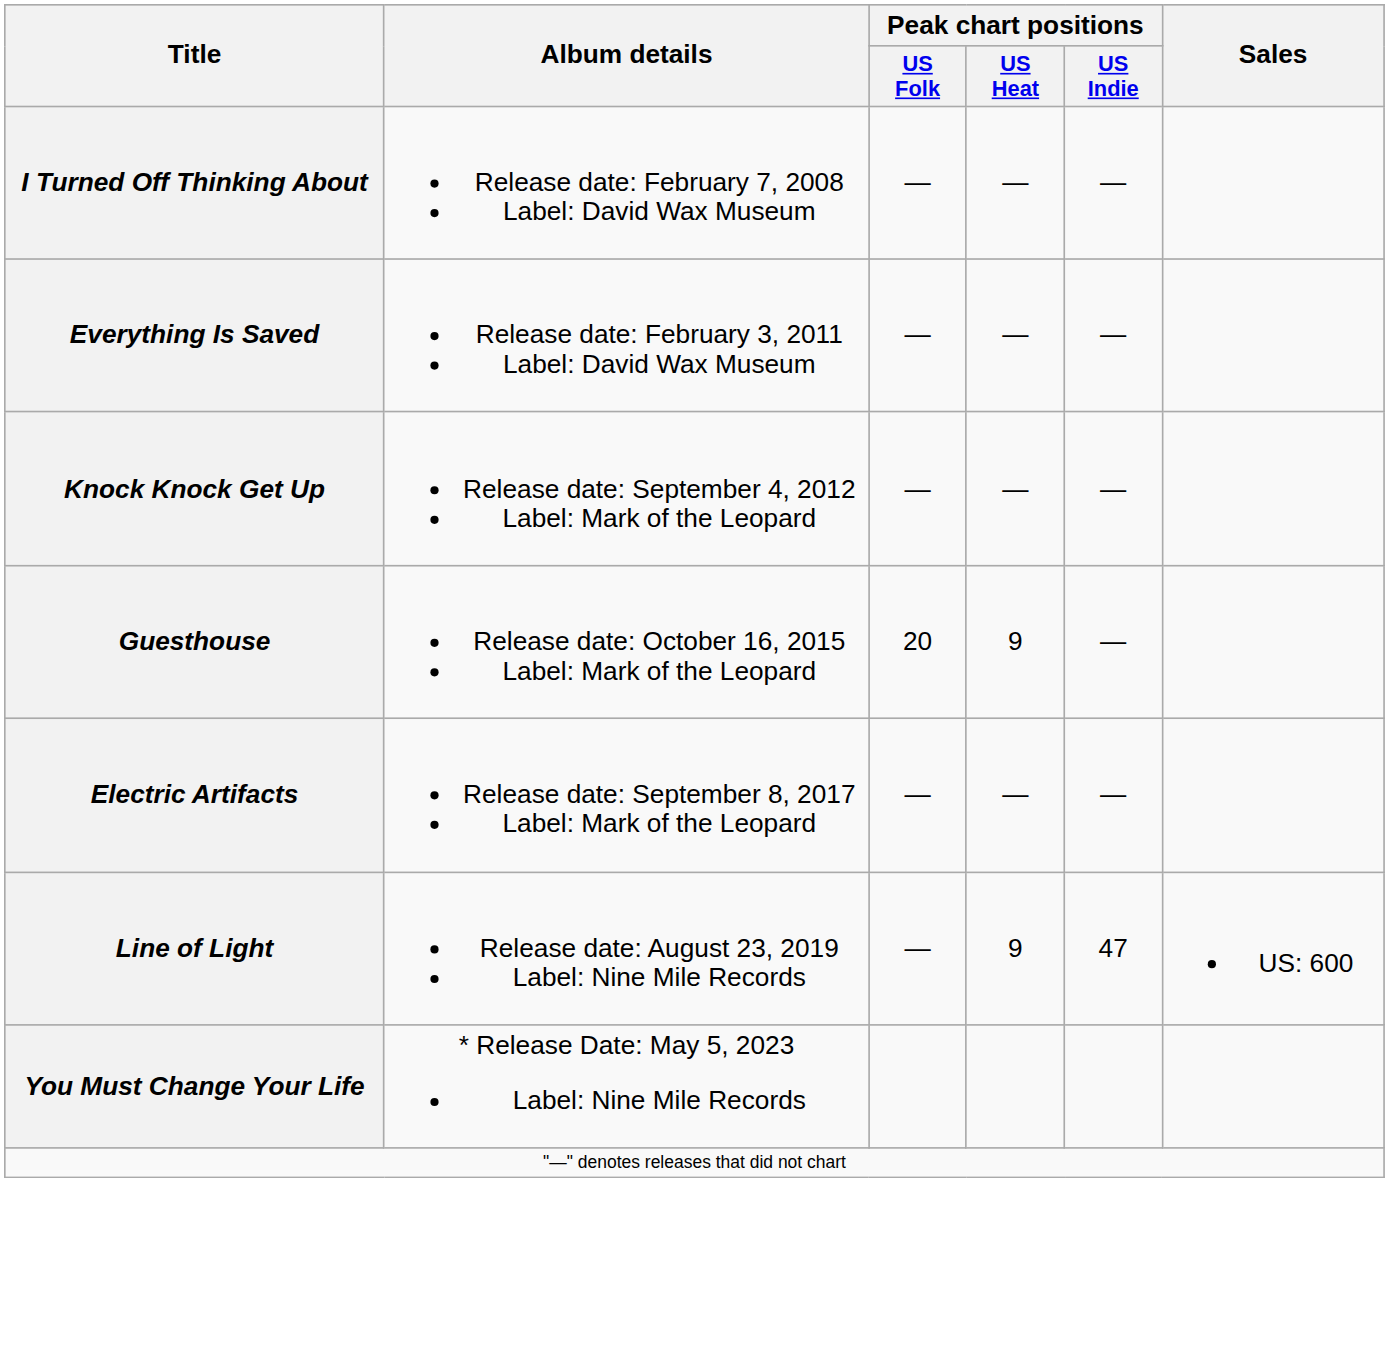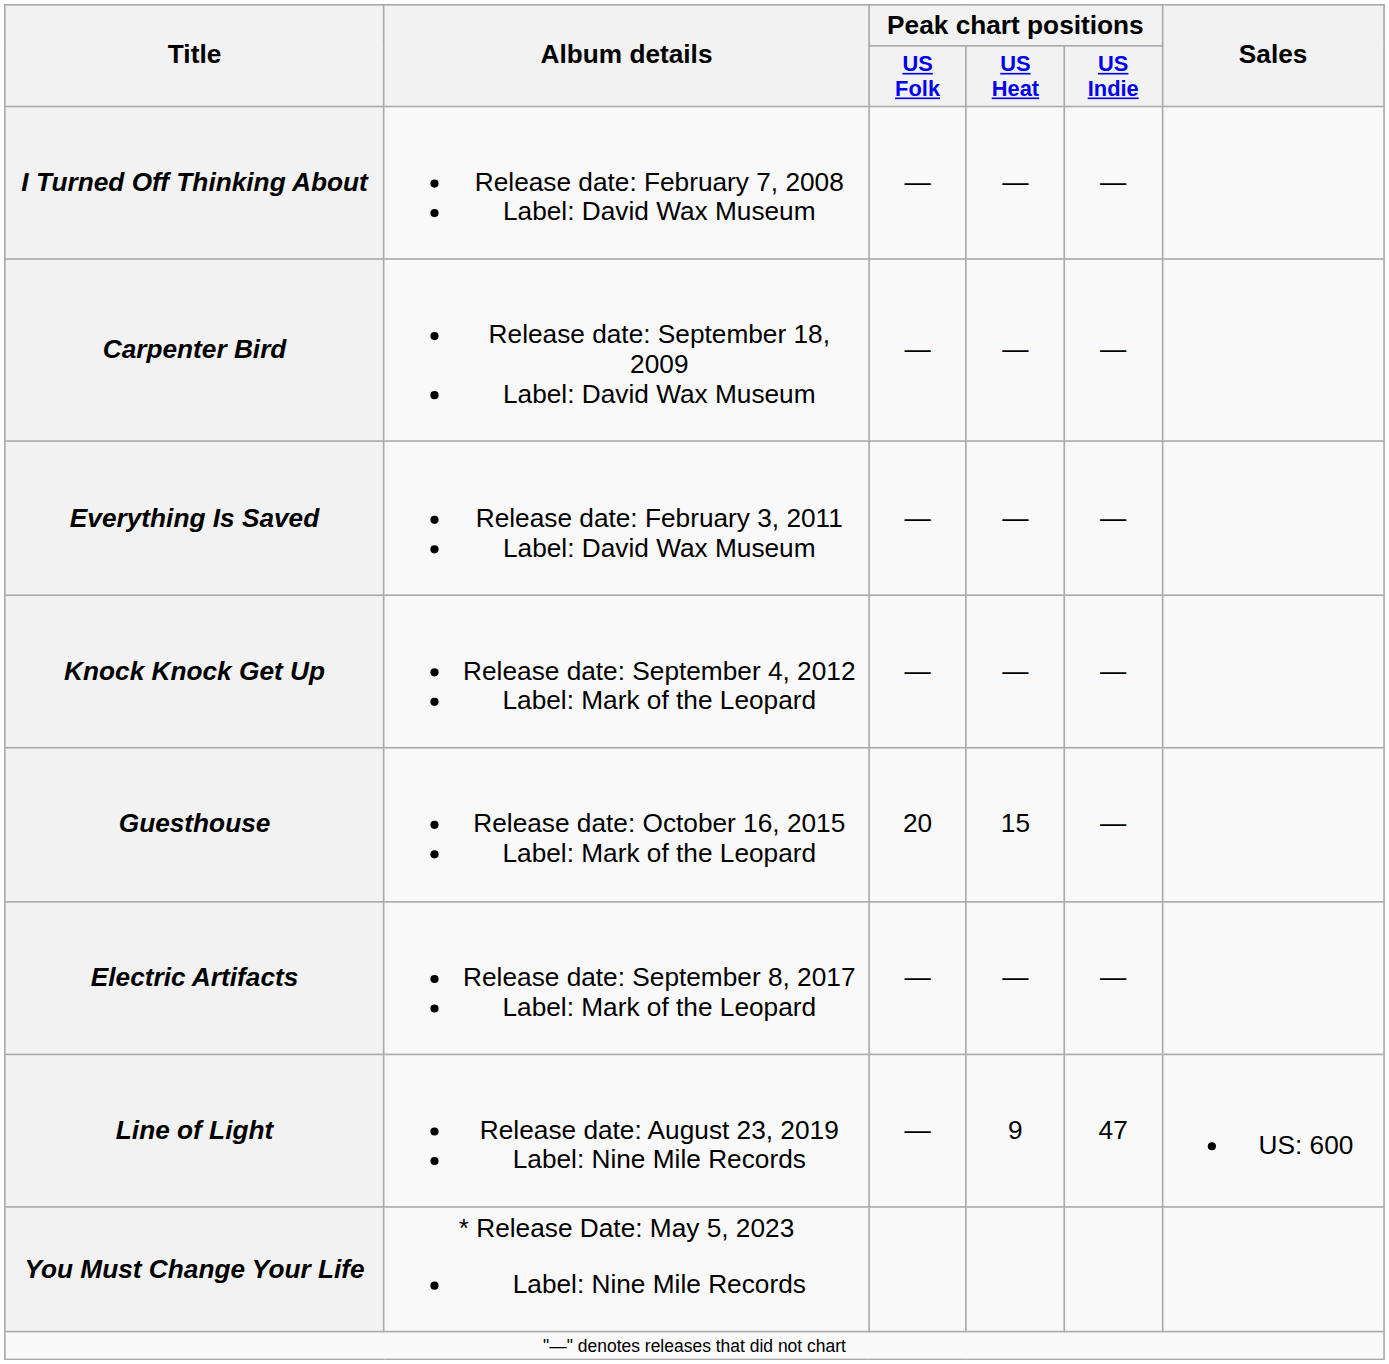+ row: (195, 350)
(1015, 641) 9 -> (1015, 824) 15
